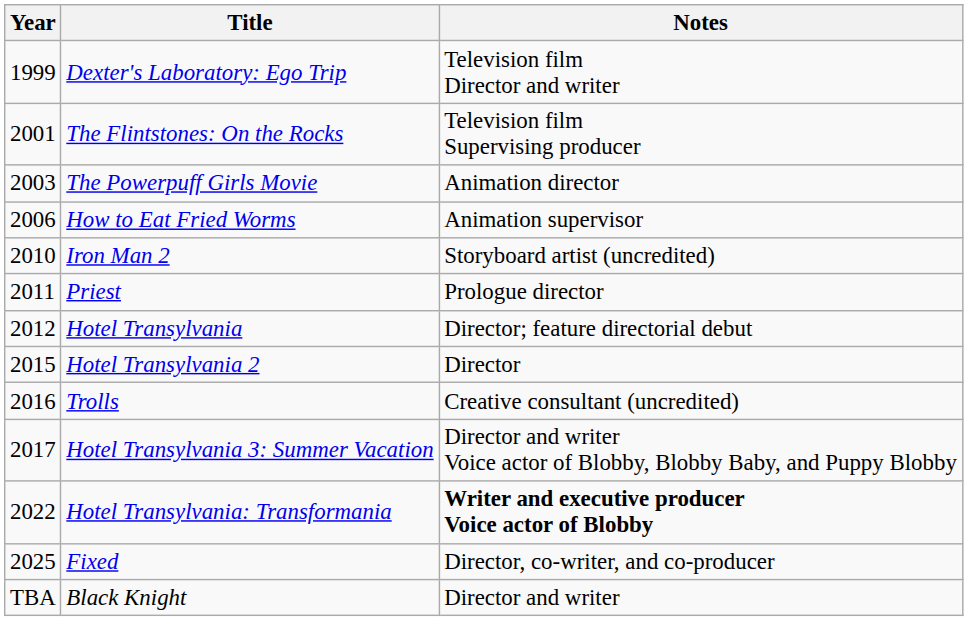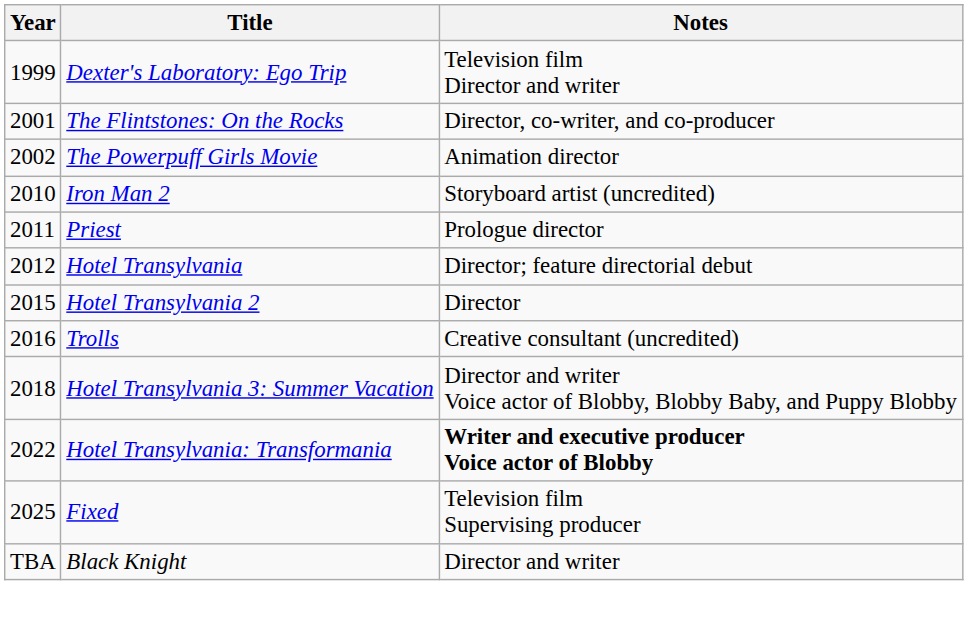(542, 133) Television film Supervising producer -> (609, 120) Director, co-writer, and co-producer
(33, 182) 2003 -> (33, 157) 2002
- row: (181, 219)
(33, 449) 2017 -> (33, 387) 2018
(609, 561) Director, co-writer, and co-producer -> (542, 511) Television film Supervising producer
